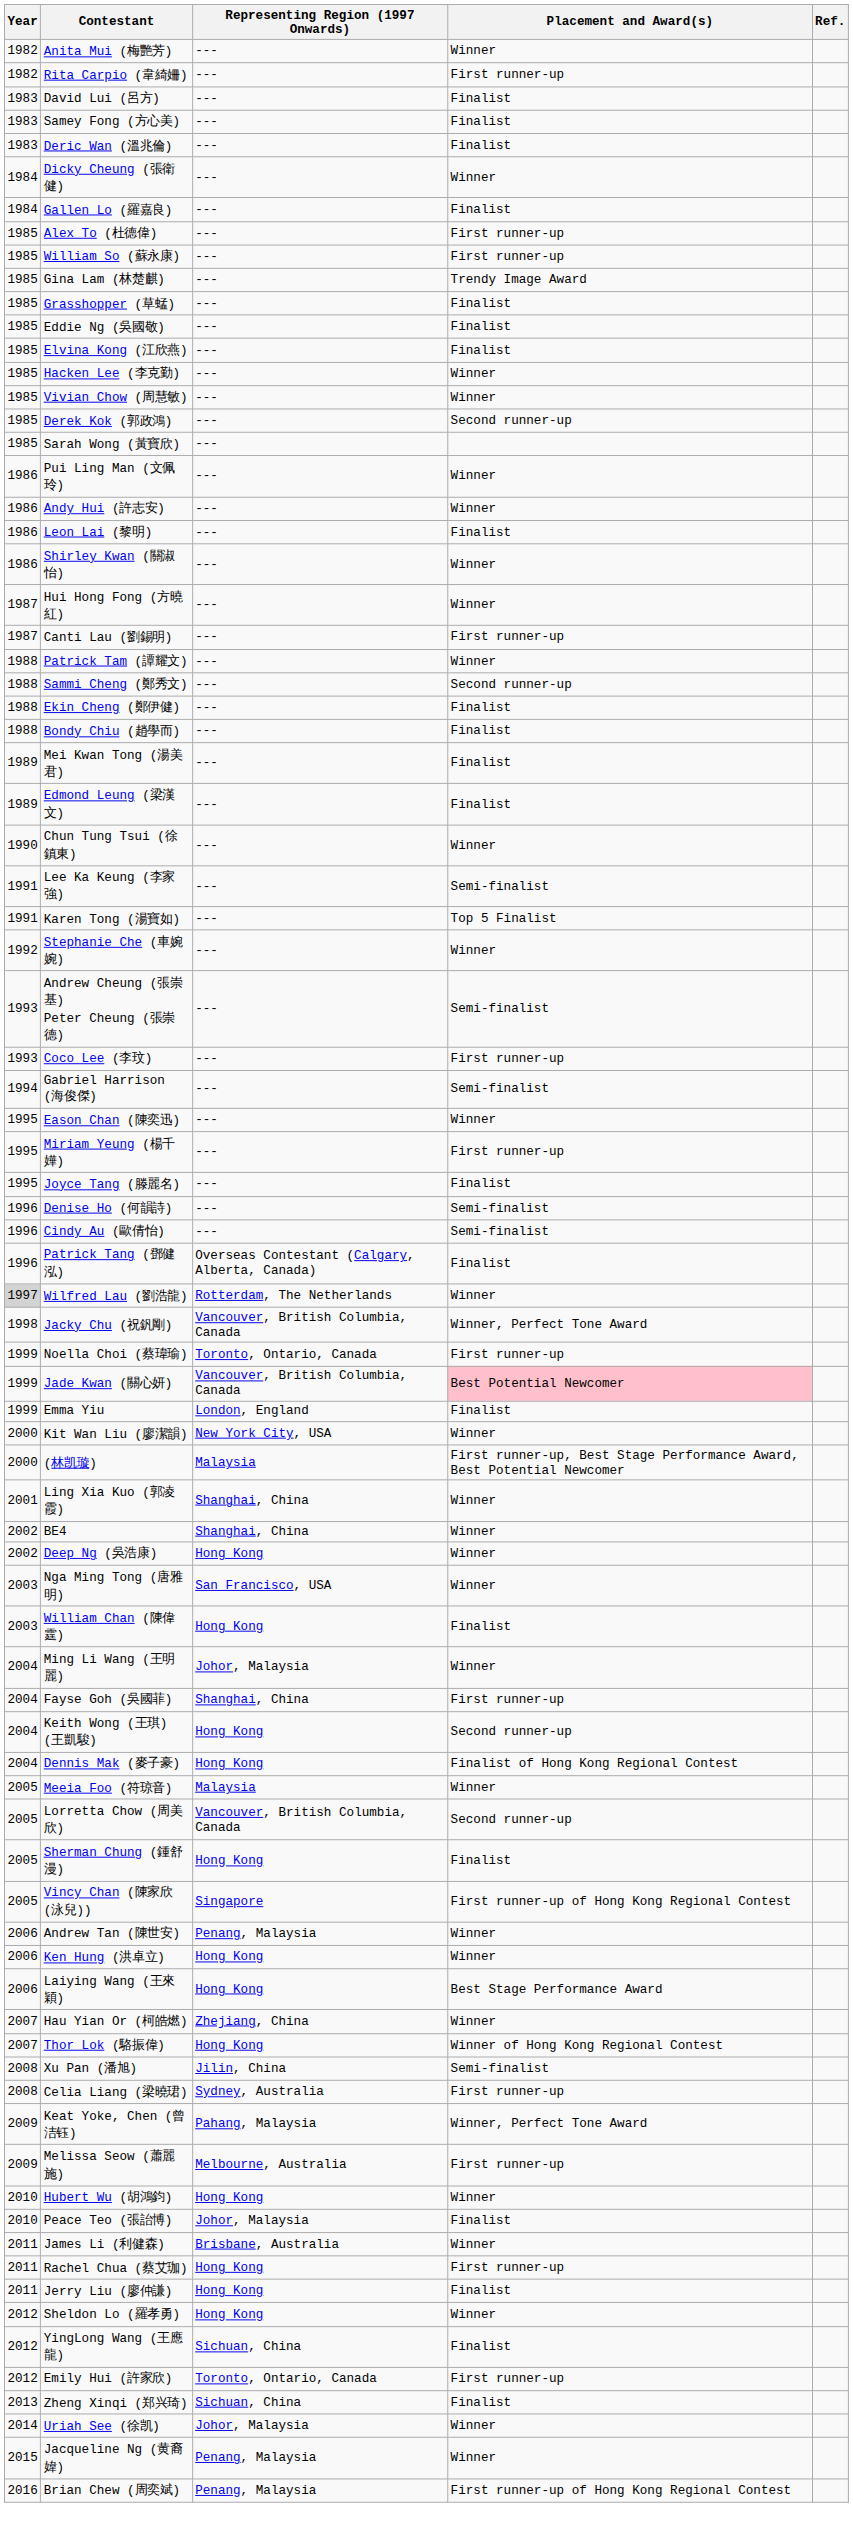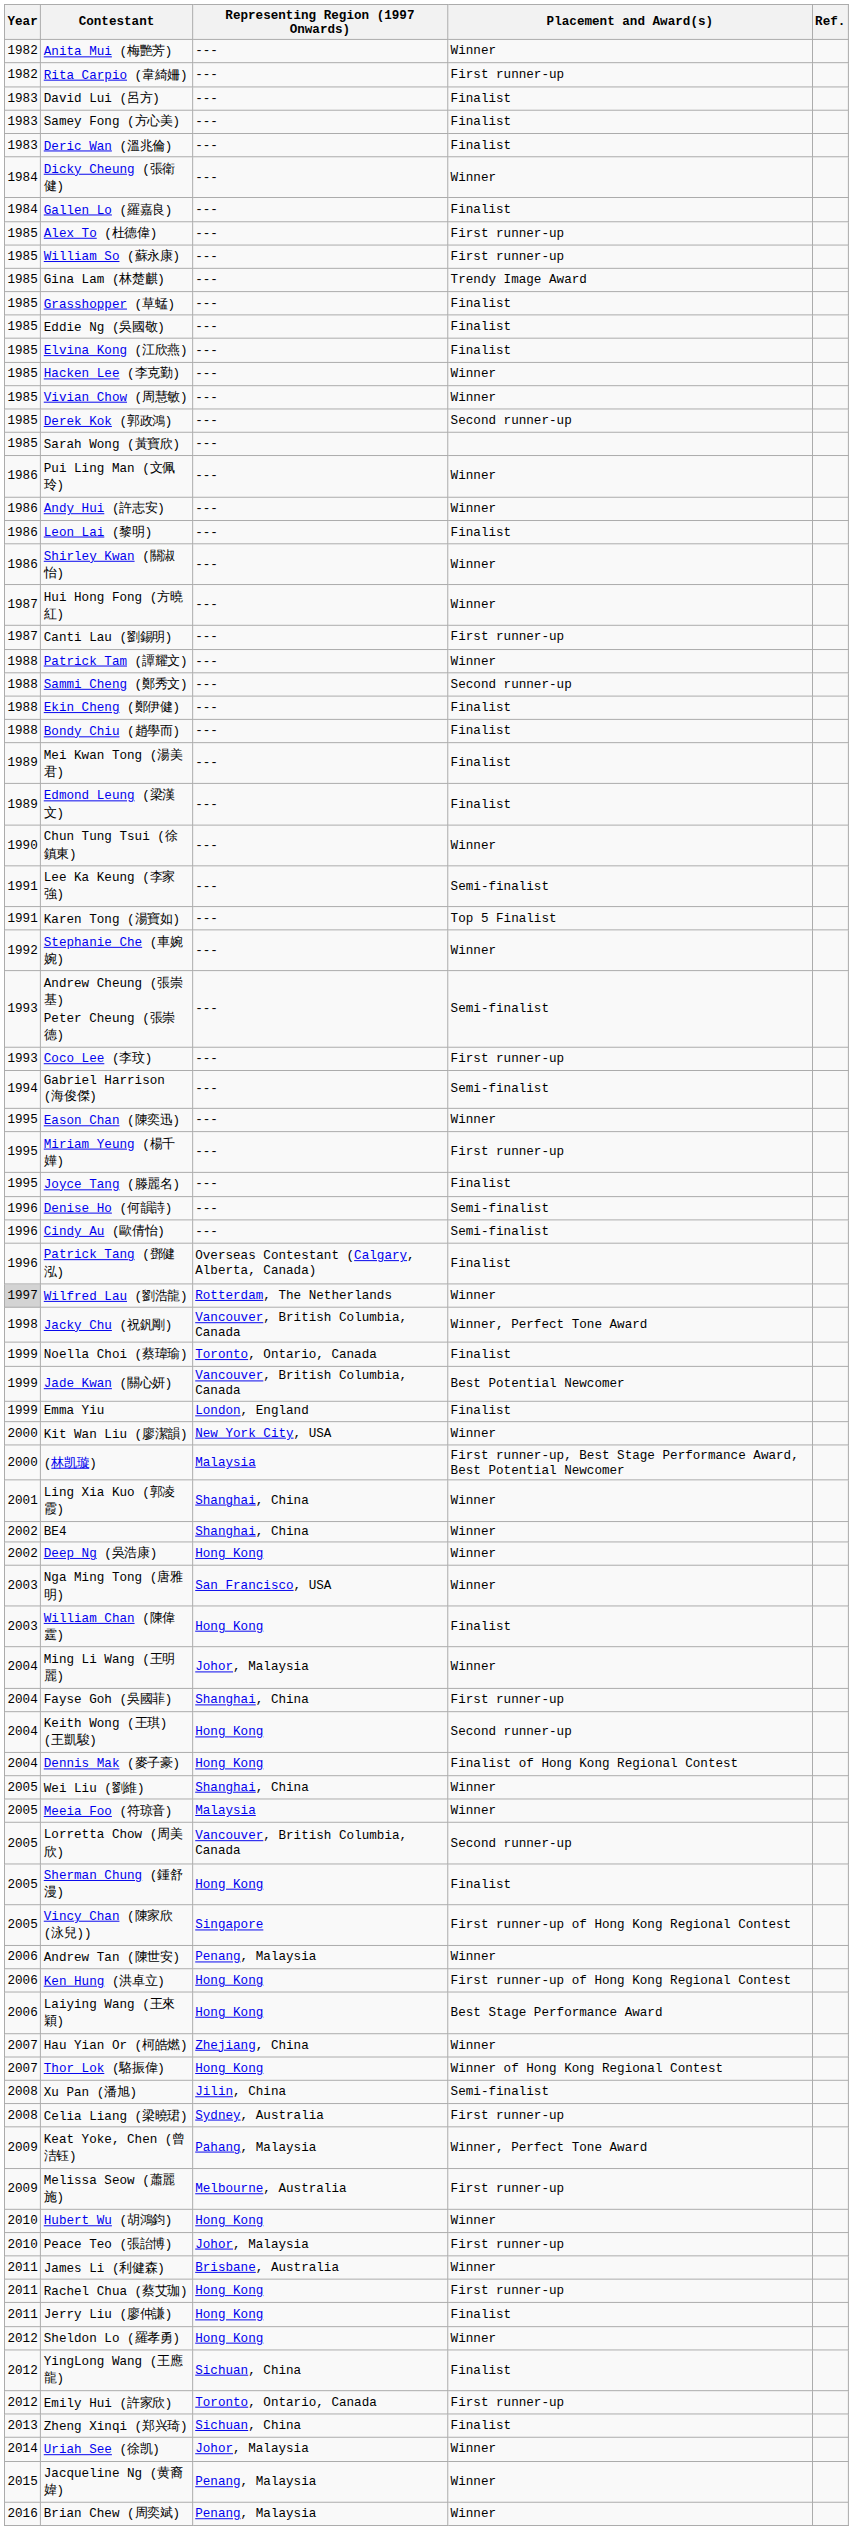(507, 1354) First runner-up -> (481, 1354) Finalist
(538, 1384) pink background -> (538, 1384) no background
+ row: (94, 1788)
(473, 1957) Winner -> (621, 1981) First runner-up of Hong Kong Regional Contest
(481, 2221) Finalist -> (507, 2244) First runner-up
(621, 2490) First runner-up of Hong Kong Regional Contest -> (473, 2514) Winner
